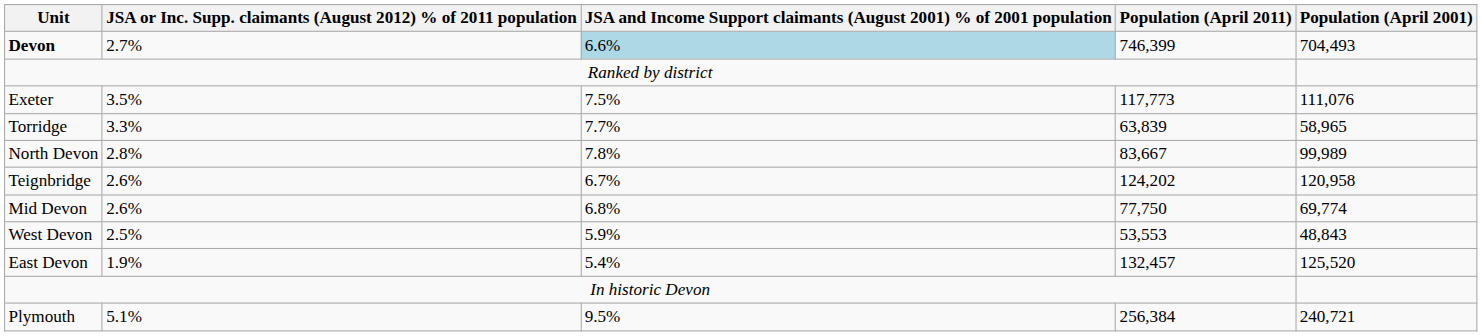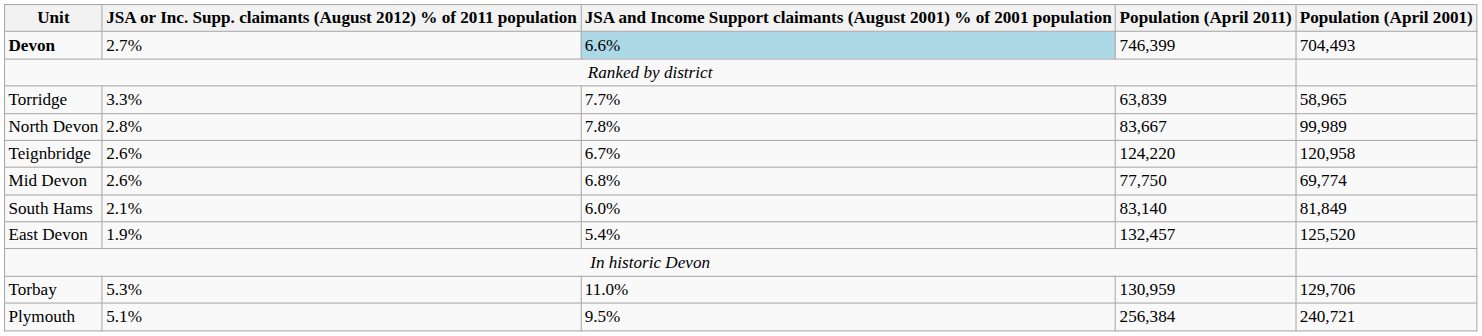- row: (31, 99)
(1147, 180) 124,202 -> (1147, 153) 124,220
- row: (50, 235)
+ row: (51, 208)
+ row: (33, 289)
